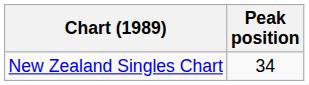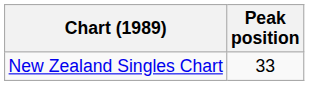(265, 66) 34 -> (265, 66) 33
